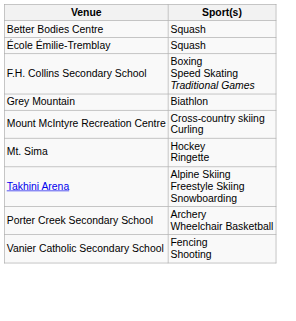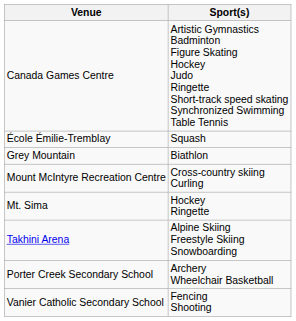- row: (55, 29)
+ row: (60, 76)
- row: (77, 73)
